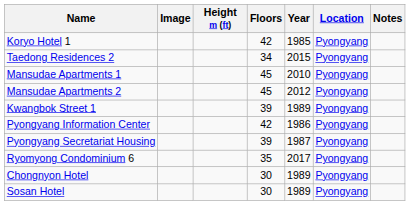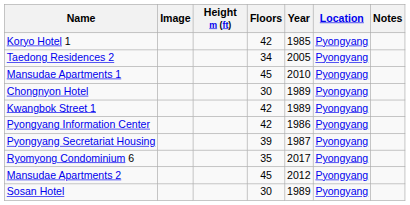(299, 58) 2015 -> (299, 58) 2005
rows swapped: (64, 91) <-> (48, 175)
(266, 108) 39 -> (266, 108) 42
